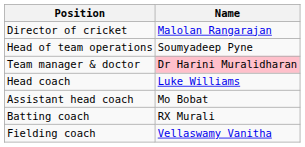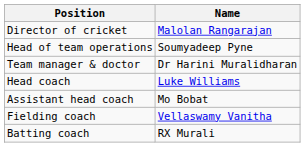(227, 64) pink background -> (227, 64) no background
rows swapped: (48, 116) <-> (51, 133)
